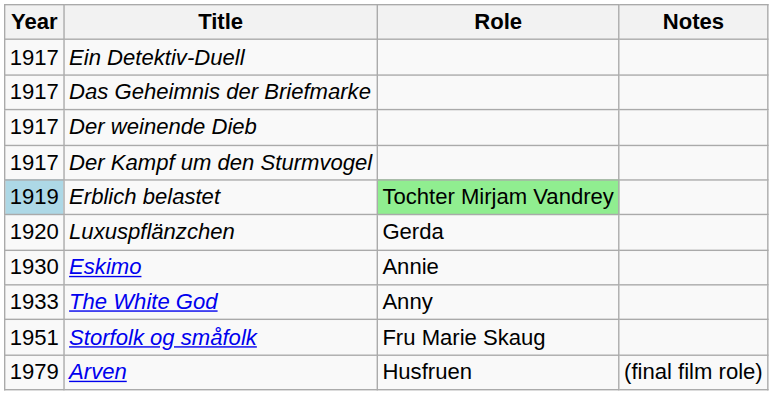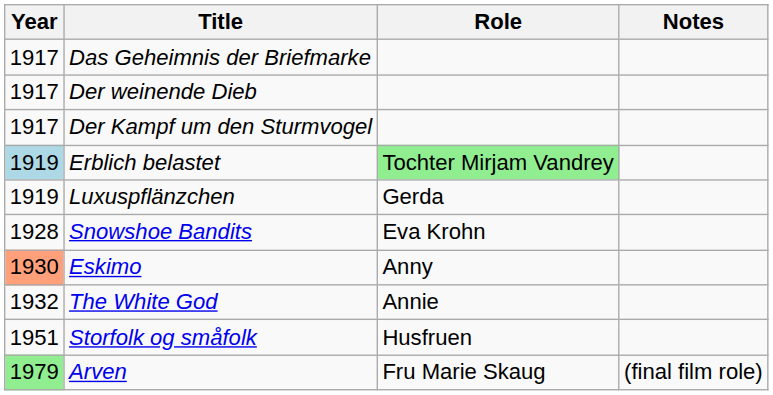- row: (157, 57)
(34, 232) 1920 -> (34, 197) 1919
+ row: (161, 232)
(34, 267) no background -> (34, 267) lightsalmon background
(411, 267) Annie -> (408, 267) Anny
(34, 302) 1933 -> (34, 302) 1932
(408, 302) Anny -> (411, 302) Annie
(464, 337) Fru Marie Skaug -> (427, 337) Husfruen
(34, 372) no background -> (34, 372) lightgreen background
(427, 372) Husfruen -> (464, 372) Fru Marie Skaug
